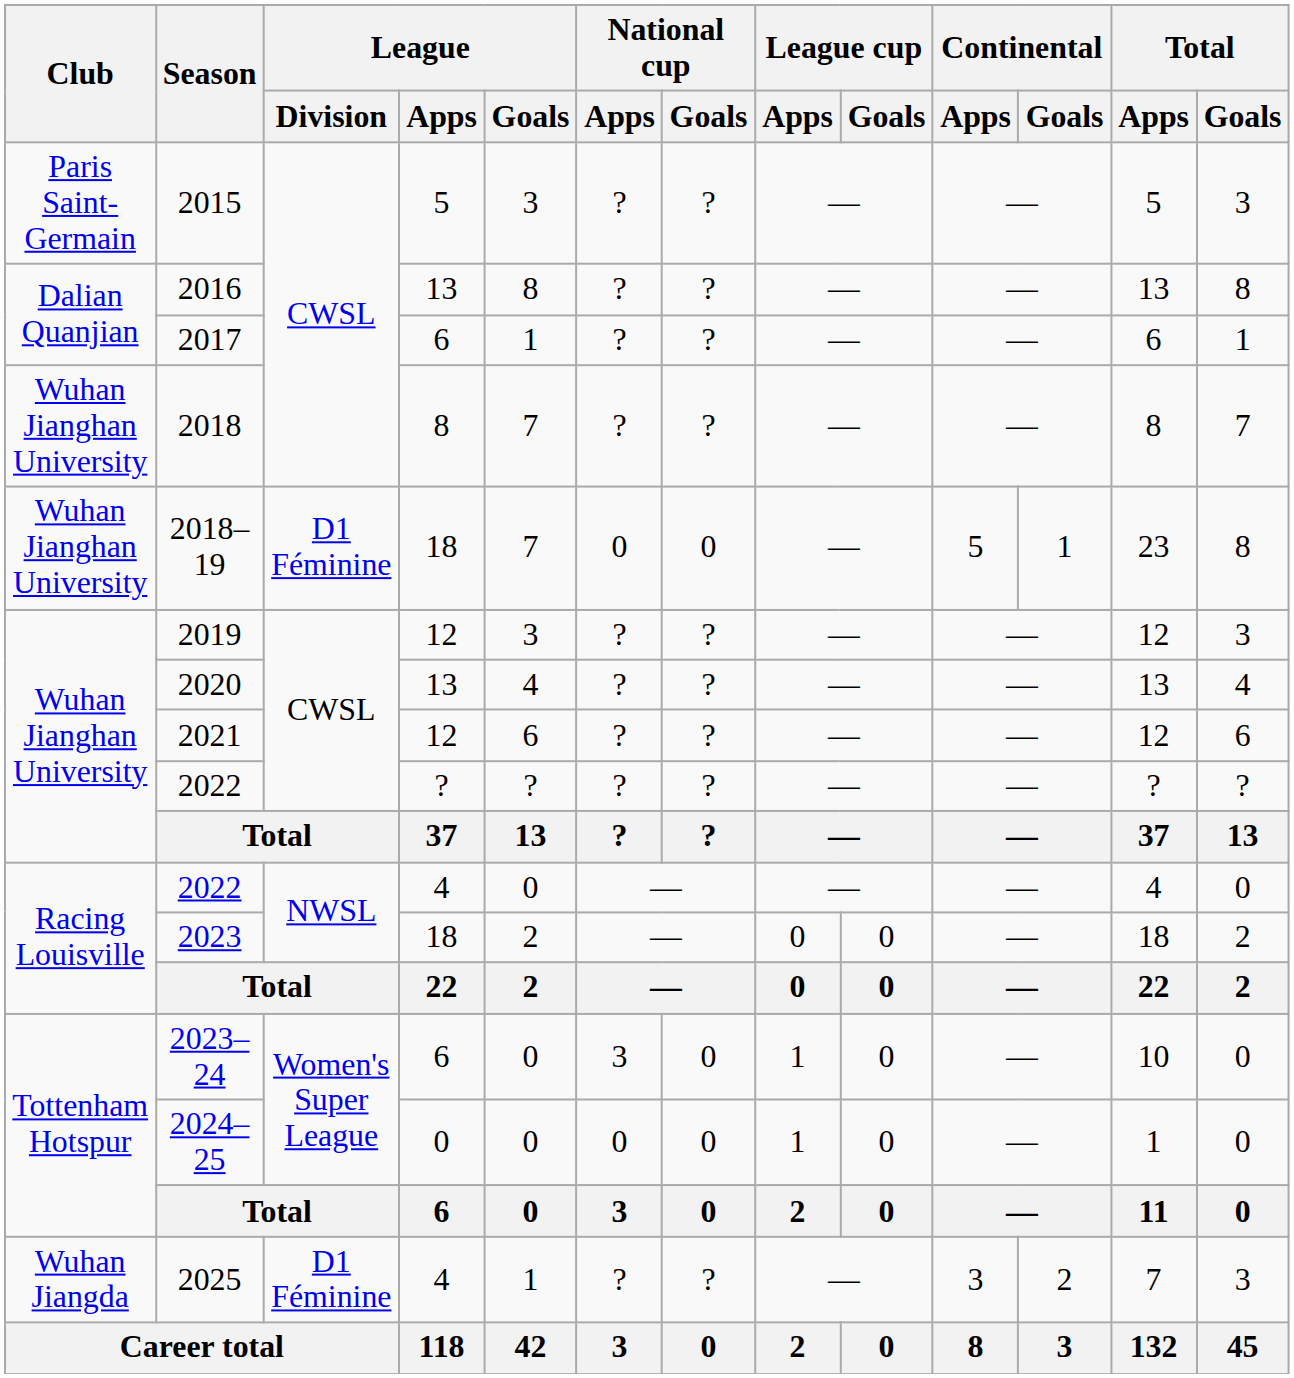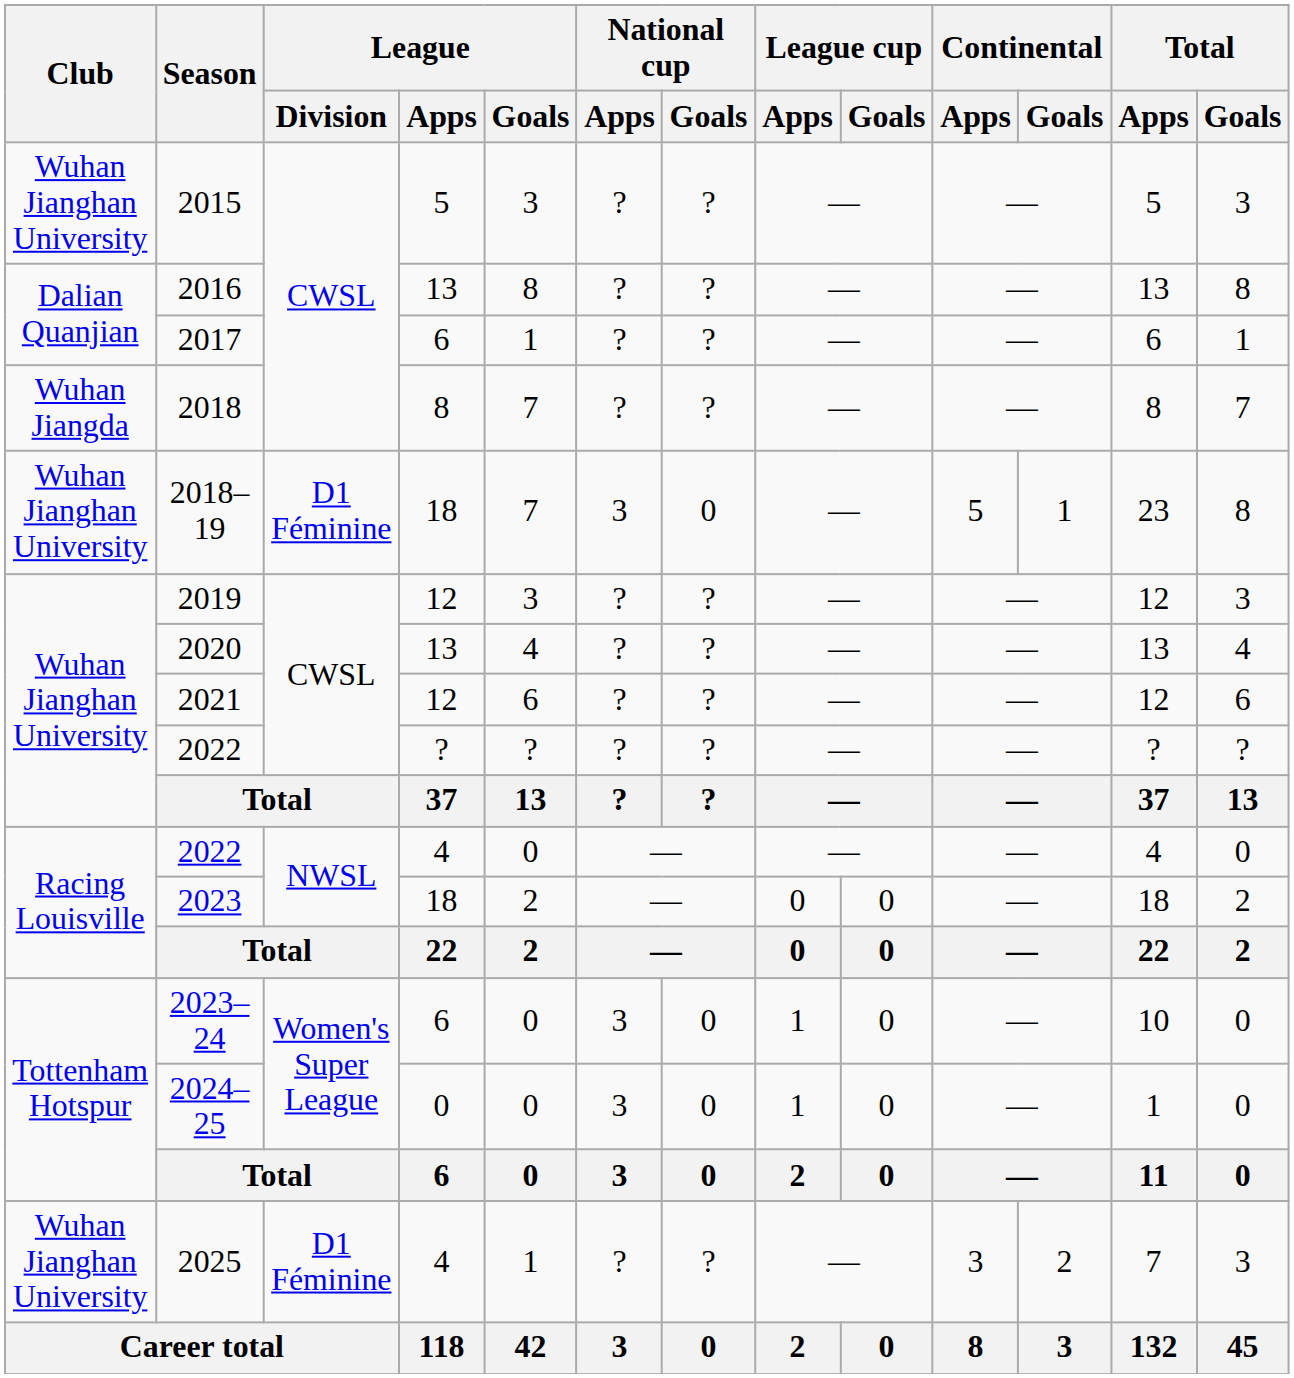(80, 202) Paris Saint-Germain -> (80, 202) Wuhan Jianghan University
(80, 425) Wuhan Jianghan University -> (80, 407) Wuhan Jiangda
(620, 547) 0 -> (620, 511) 3
(620, 1142) 0 -> (620, 1106) 3
(80, 1278) Wuhan Jiangda -> (80, 1261) Wuhan Jianghan University
